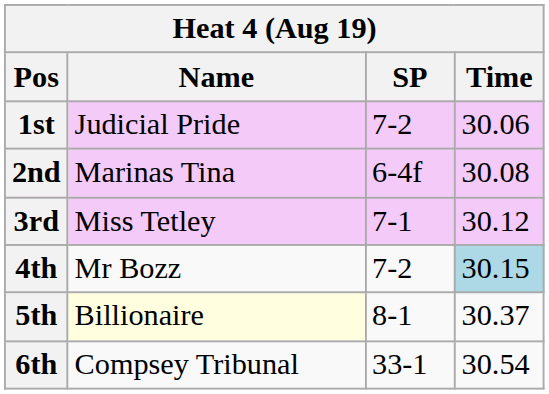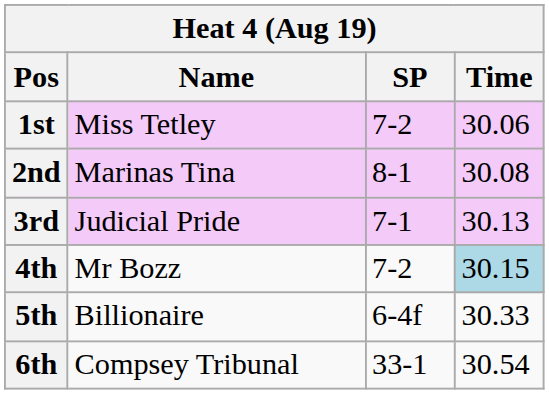(157, 124) Judicial Pride -> (145, 124) Miss Tetley
(397, 172) 6-4f -> (392, 172) 8-1
(145, 220) Miss Tetley -> (157, 220) Judicial Pride
(496, 220) 30.12 -> (496, 220) 30.13
(139, 316) lightyellow background -> (139, 316) no background
(392, 316) 8-1 -> (397, 316) 6-4f
(496, 316) 30.37 -> (496, 316) 30.33
